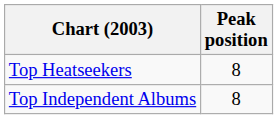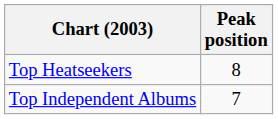(236, 98) 8 -> (236, 98) 7
